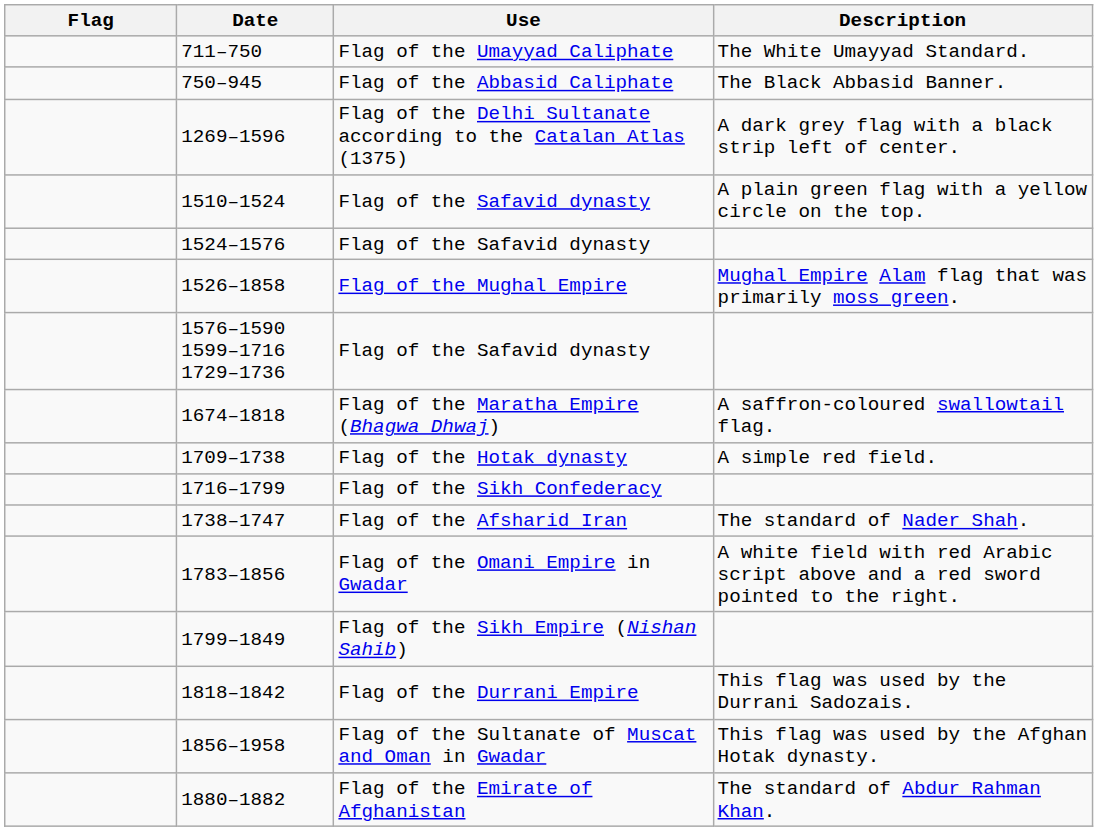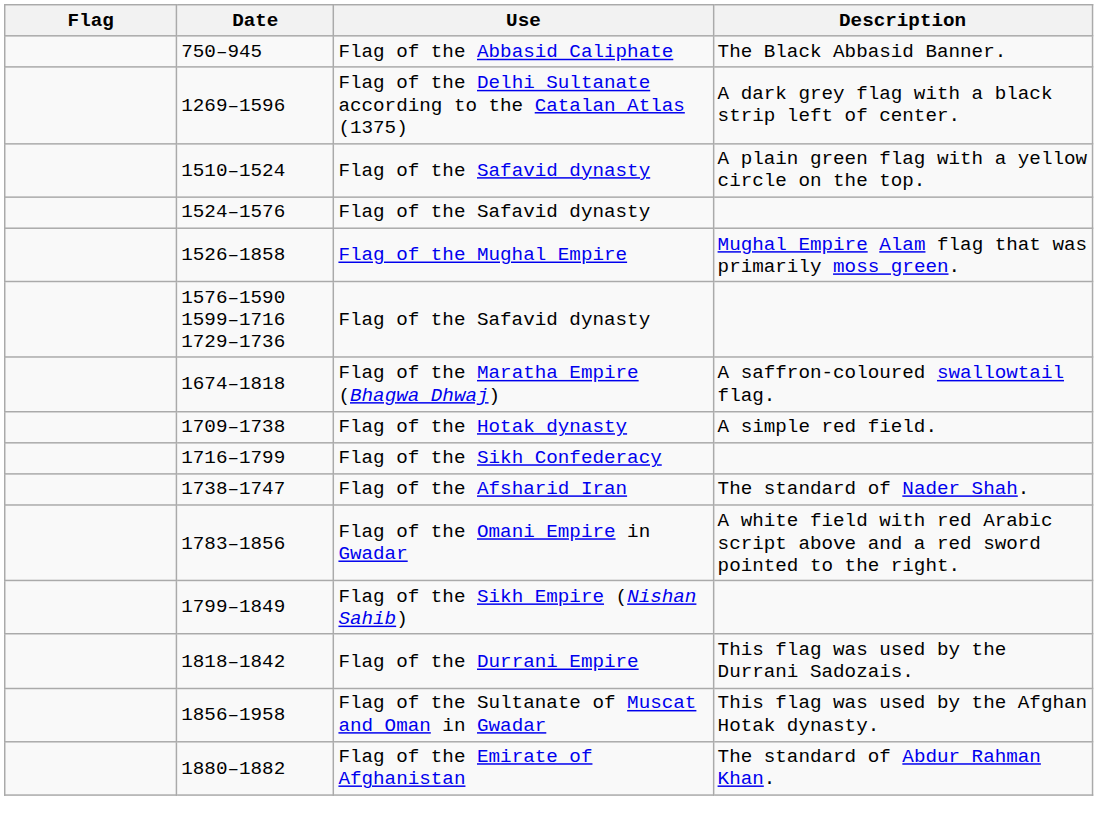- row: (222, 52)
